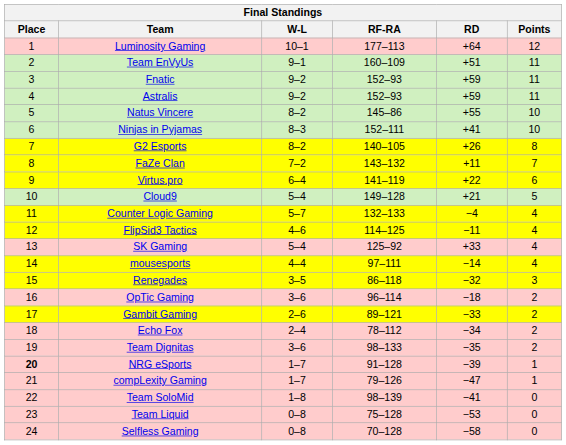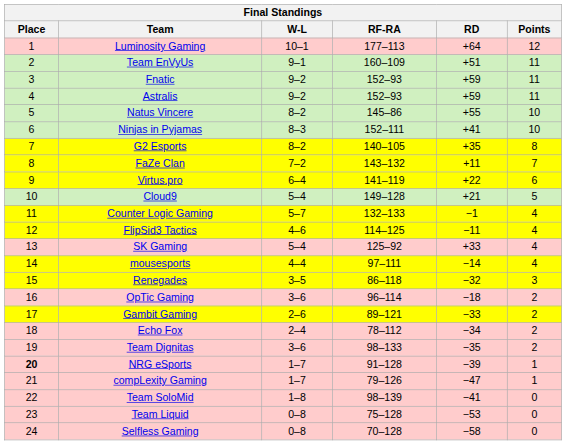(472, 146) +26 -> (472, 146) +35
(472, 213) −4 -> (472, 213) −1
